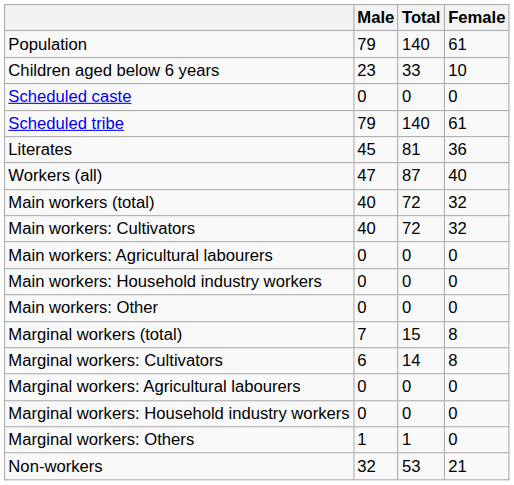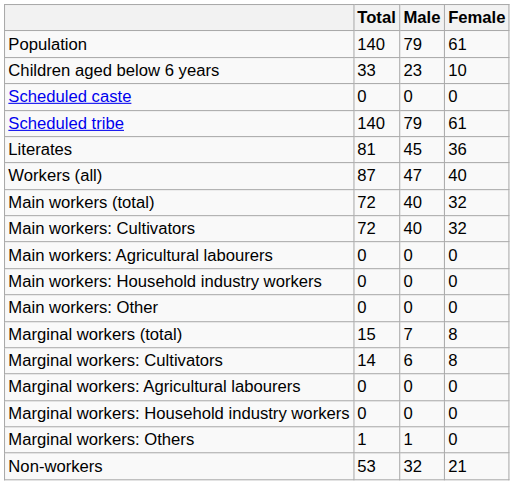columns swapped: (421, 17) <-> (376, 17)
